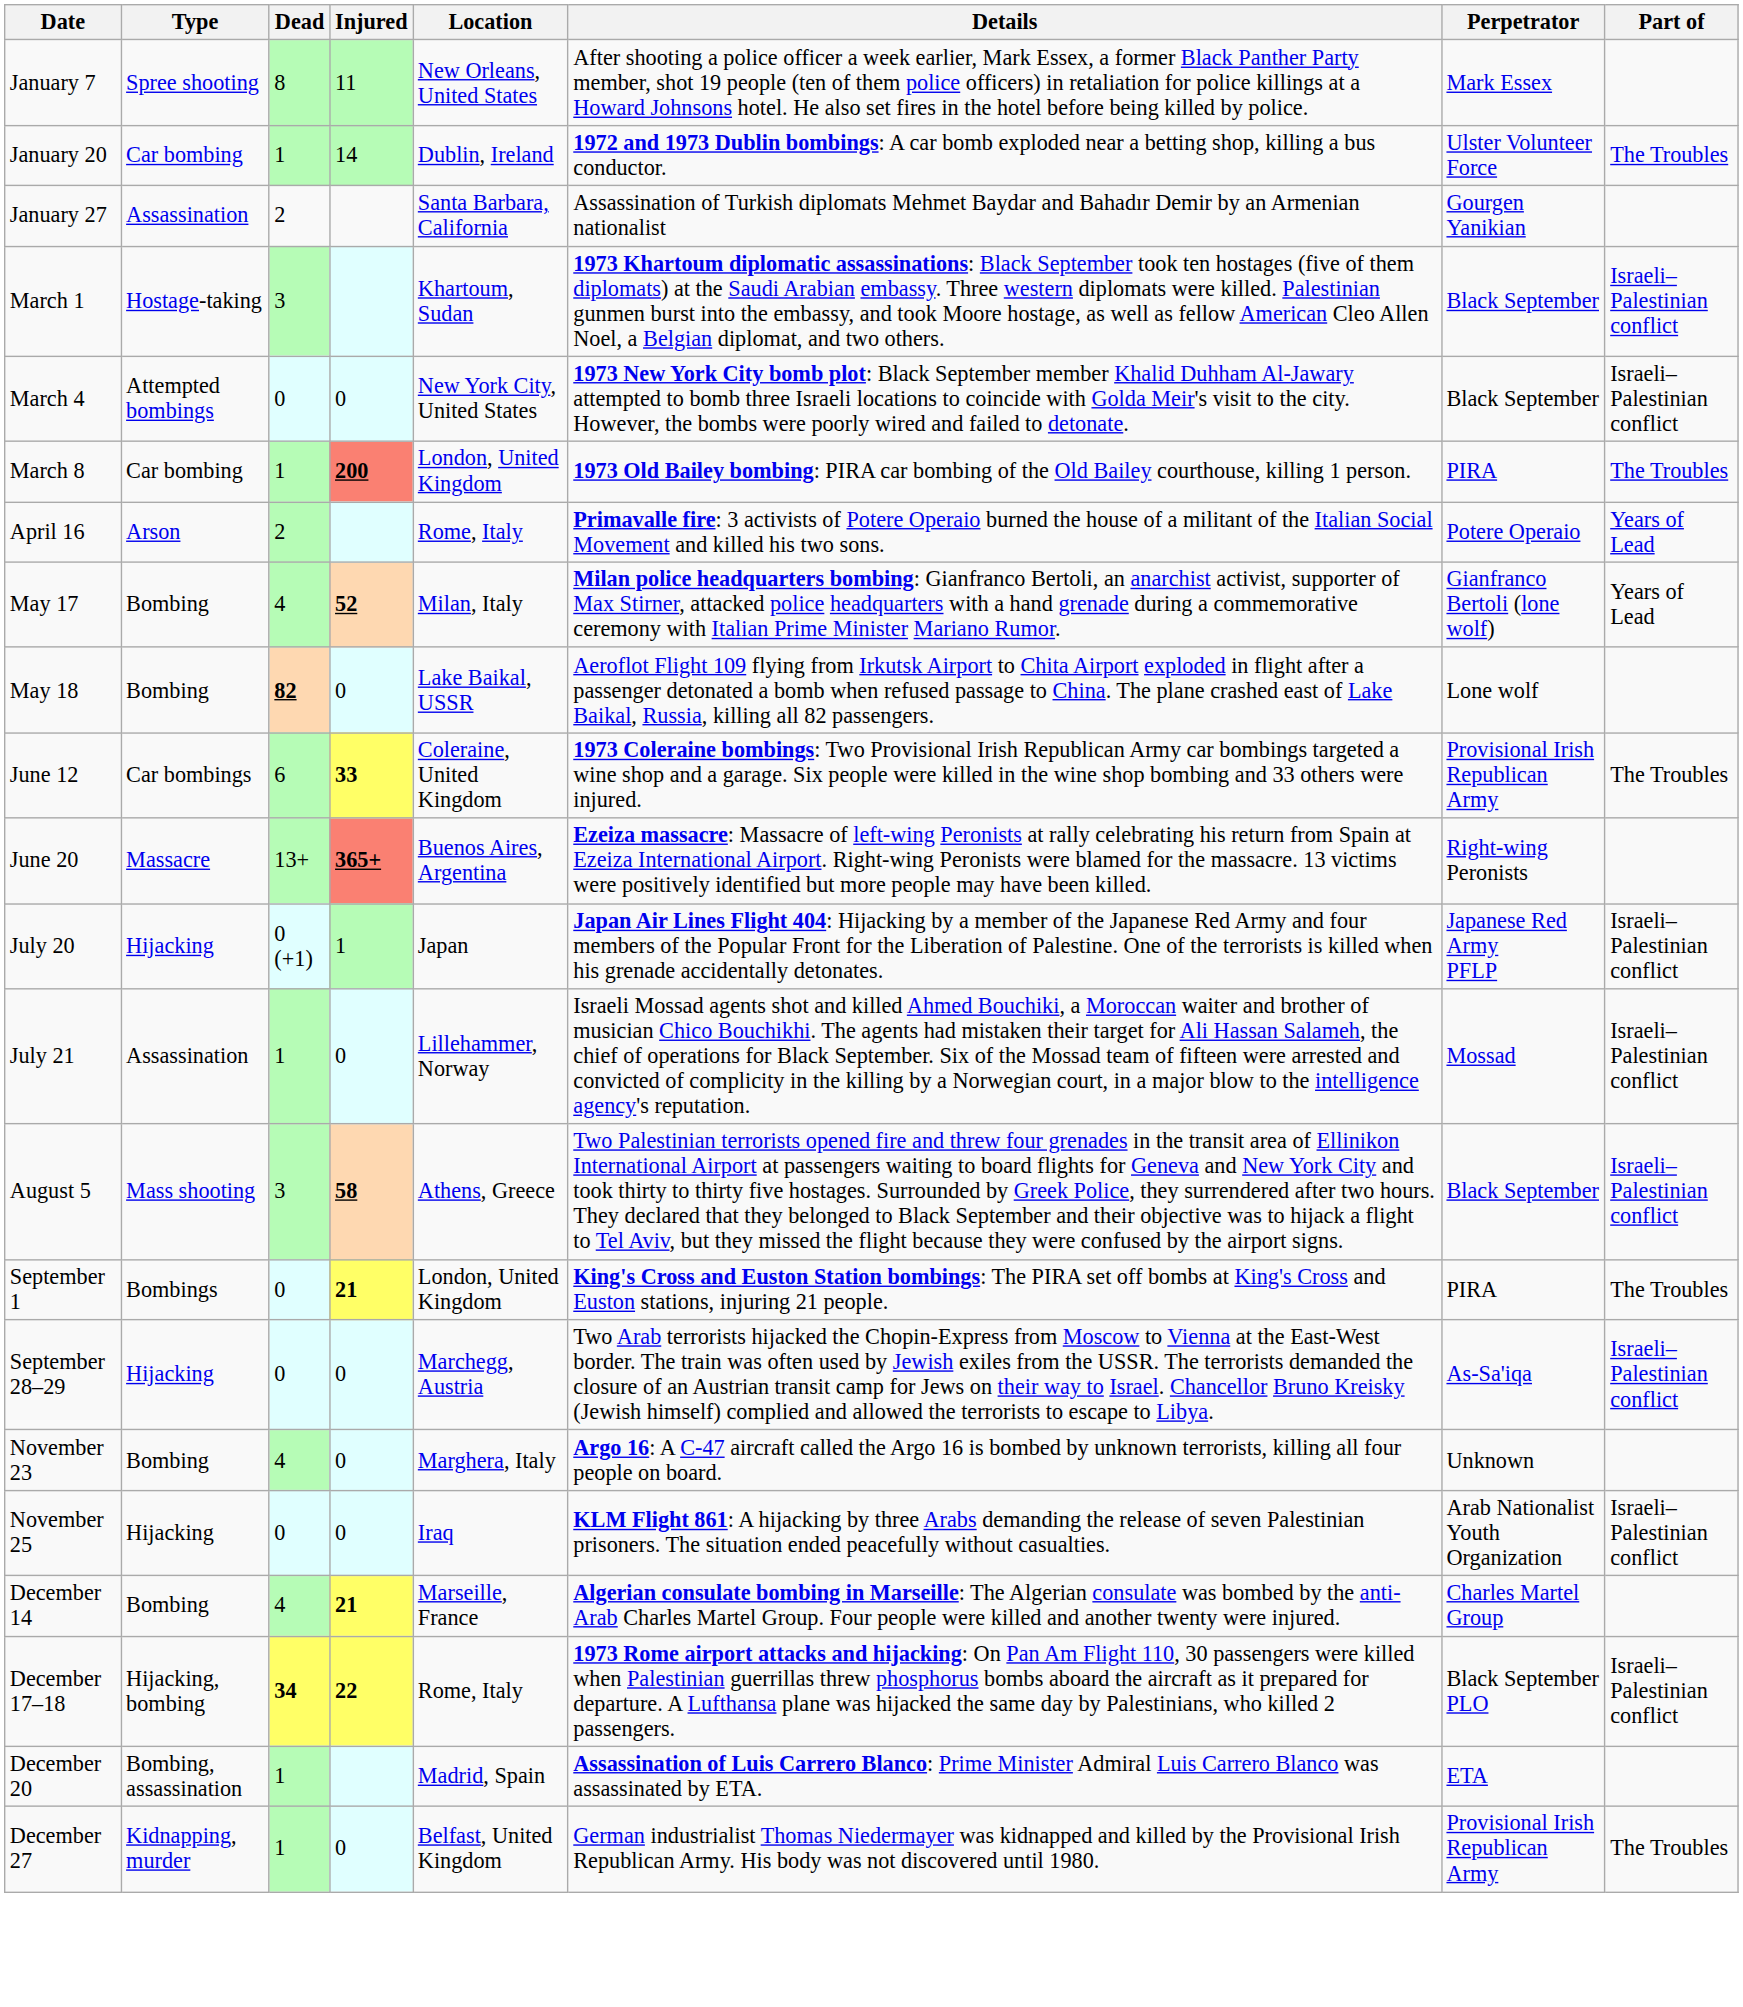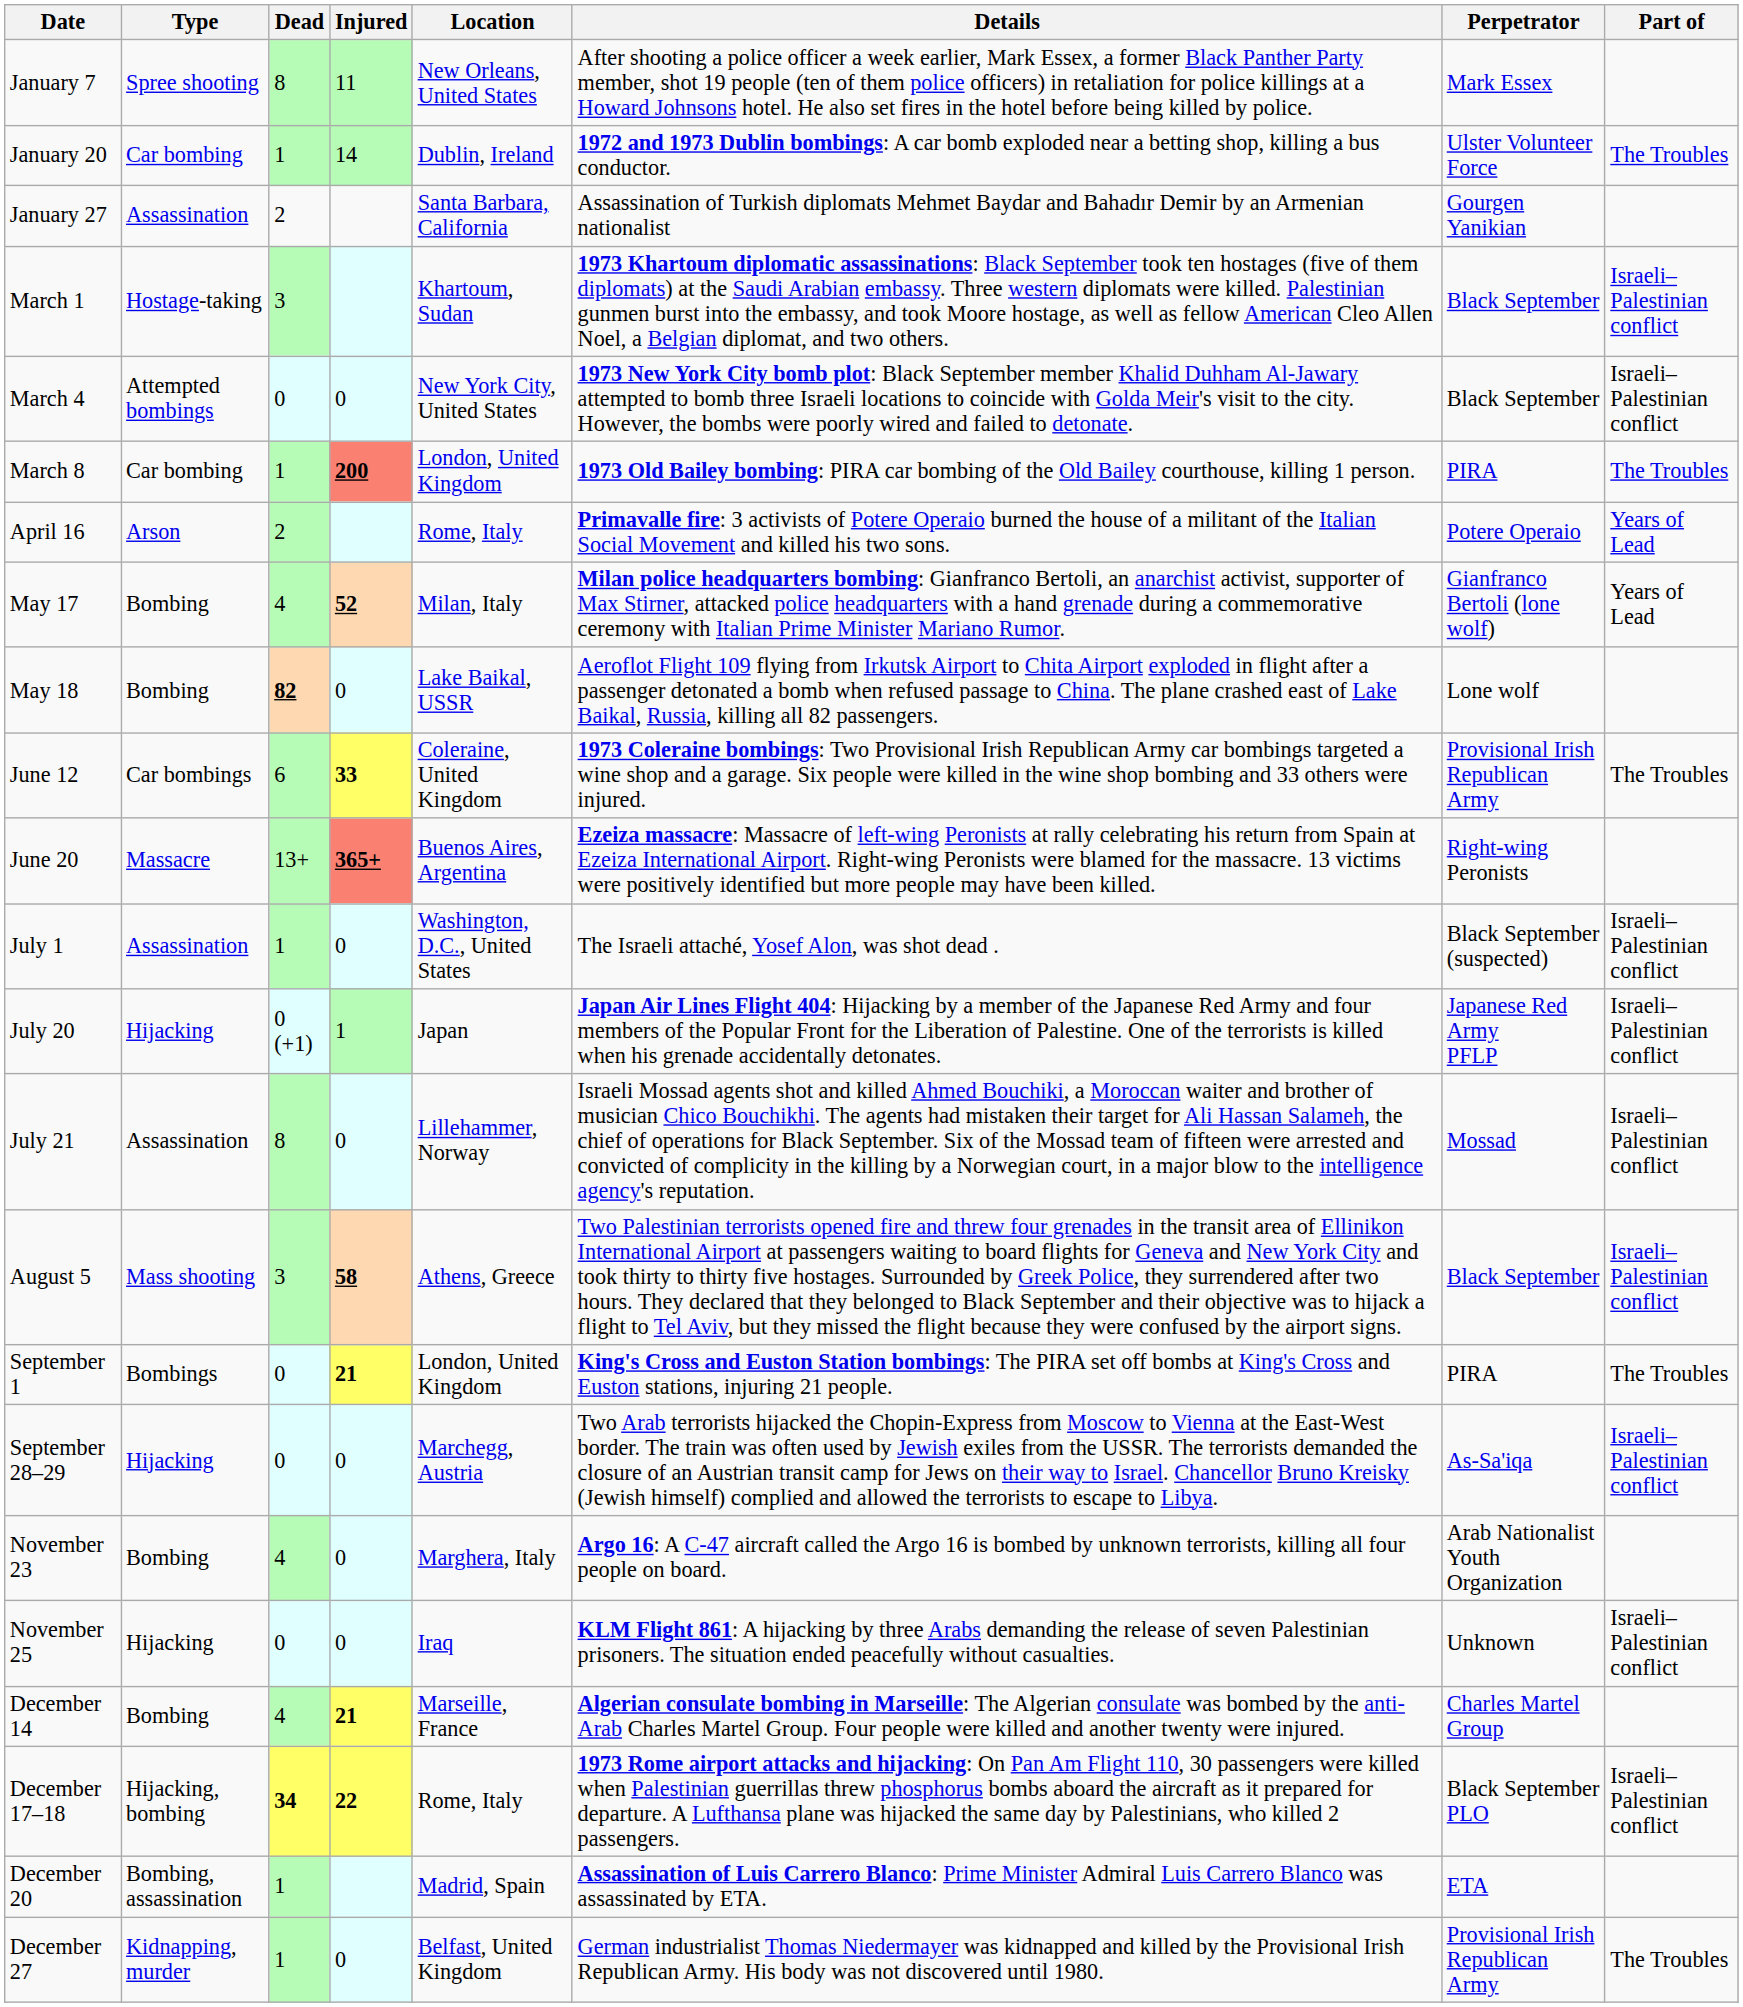+ row: (37, 945)
(280, 1056) 1 -> (280, 1141) 8
(1490, 1459) Unknown -> (1521, 1557) Arab Nationalist Youth Organization
(1520, 1532) Arab Nationalist Youth Organization -> (1491, 1643) Unknown
